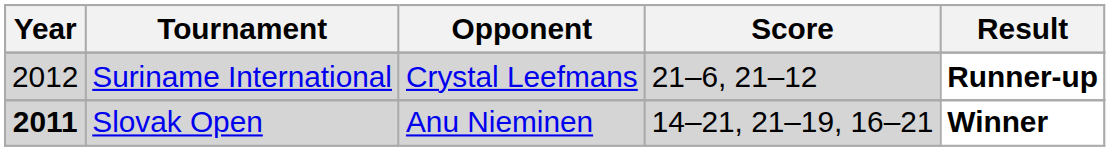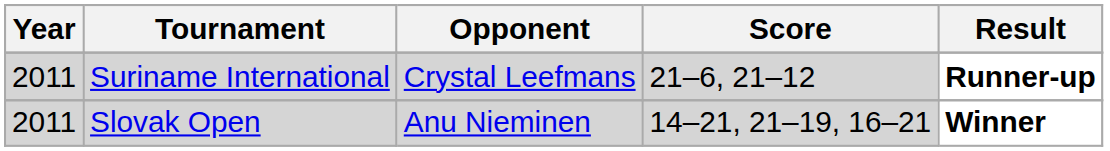(45, 76) 2012 -> (44, 76) 2011
(45, 123) bold -> (44, 123) normal
